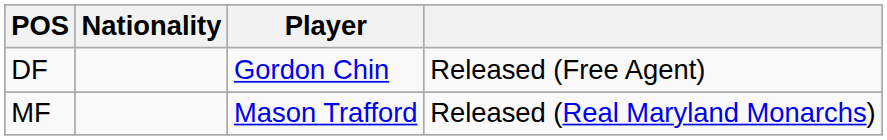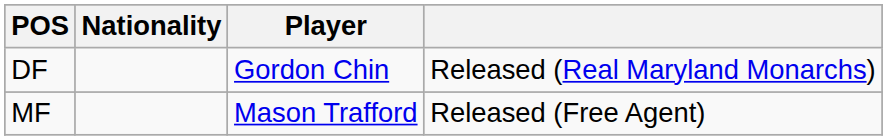(568, 69) Released (Free Agent) -> (653, 69) Released (Real Maryland Monarchs)
(653, 112) Released (Real Maryland Monarchs) -> (568, 112) Released (Free Agent)
